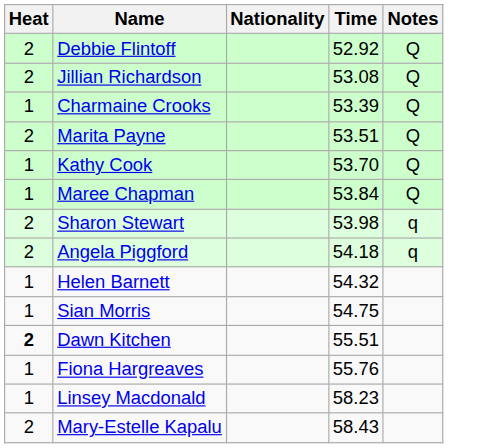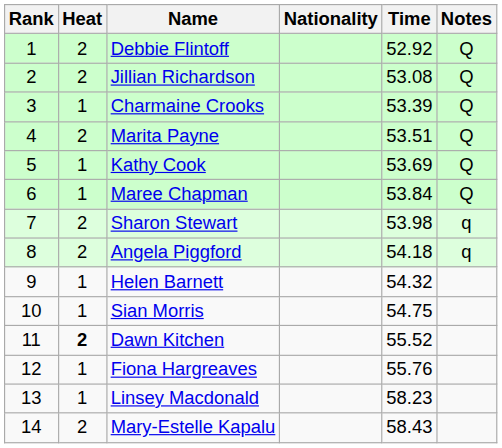+ column: (31, 19)
(356, 164) 53.70 -> (409, 164) 53.69
(356, 340) 55.51 -> (409, 340) 55.52
